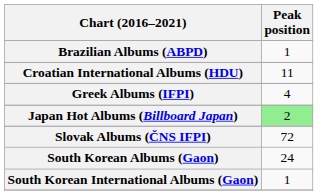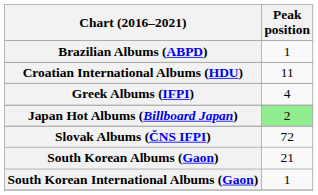(287, 158) 24 -> (287, 158) 21
